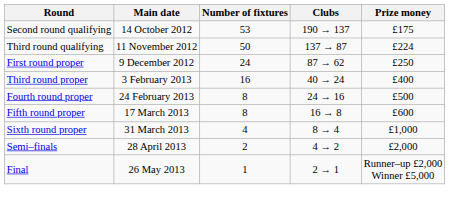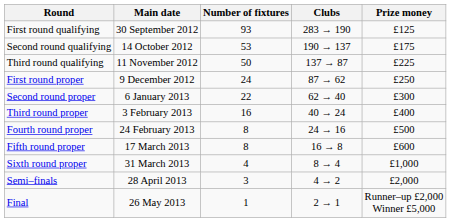+ row: (53, 29)
(403, 46) £224 -> (404, 63) £225
+ row: (51, 96)
(245, 146) 2 -> (246, 180) 3
